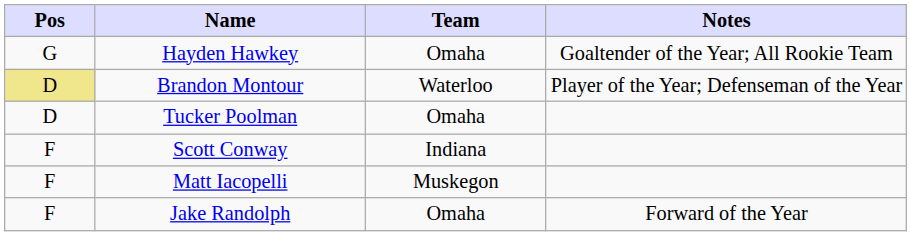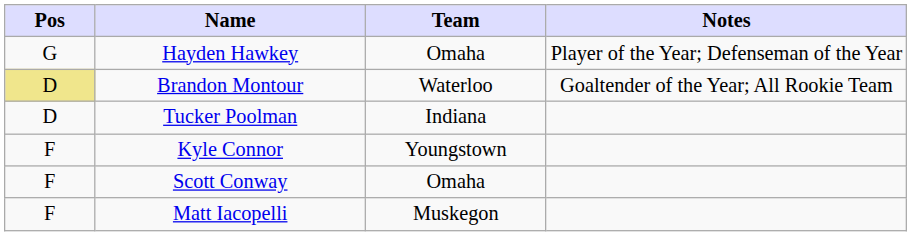(726, 52) Goaltender of the Year; All Rookie Team -> (726, 52) Player of the Year; Defenseman of the Year
(726, 85) Player of the Year; Defenseman of the Year -> (726, 85) Goaltender of the Year; All Rookie Team
(456, 117) Omaha -> (456, 117) Indiana
+ row: (230, 149)
(456, 149) Indiana -> (456, 181) Omaha
- row: (230, 213)
